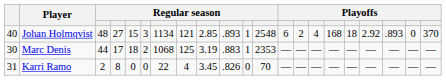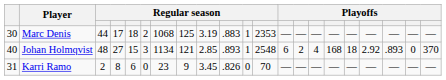rows swapped: (57, 34) <-> (46, 50)
(133, 67) 0 -> (133, 67) 6
(163, 67) 22 -> (163, 67) 23
(186, 67) 4 -> (186, 67) 9
